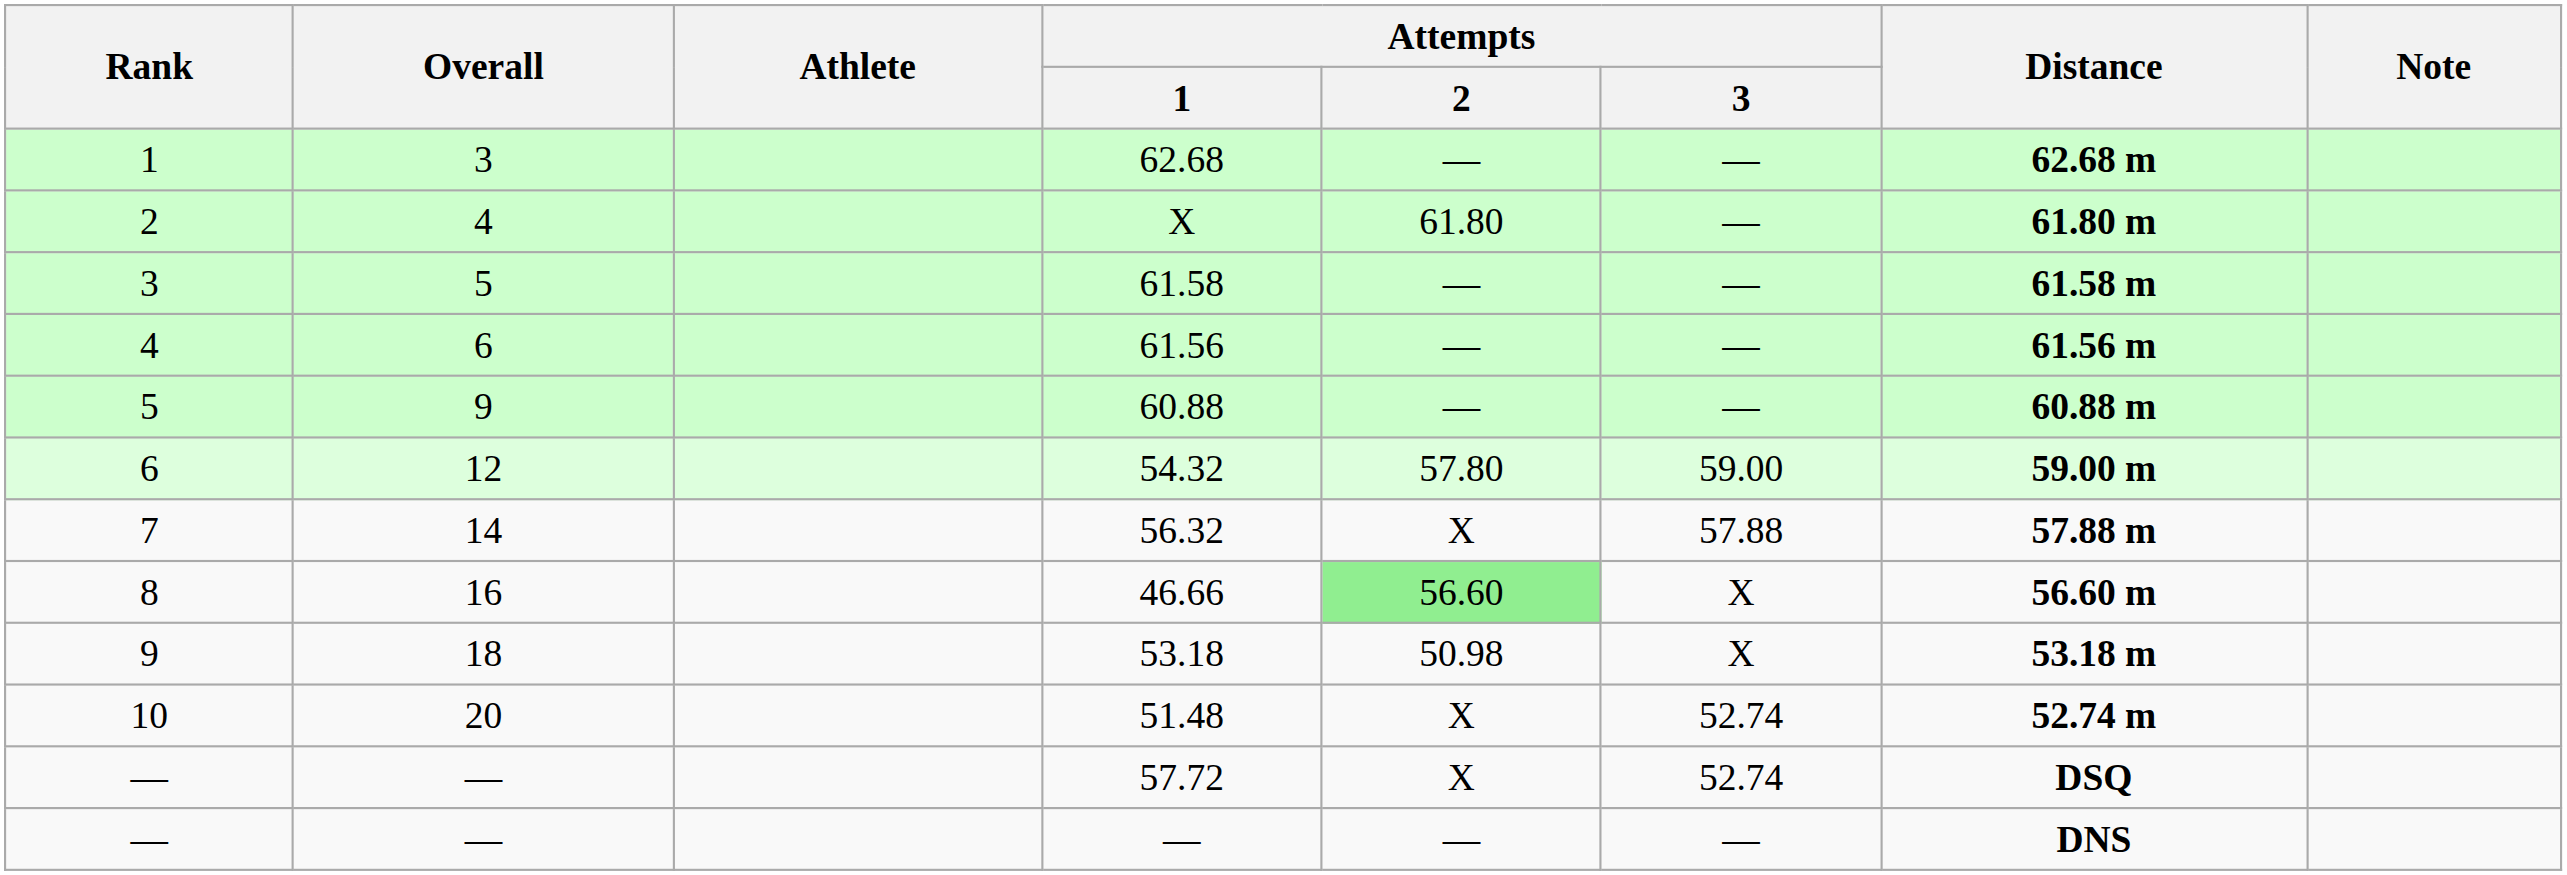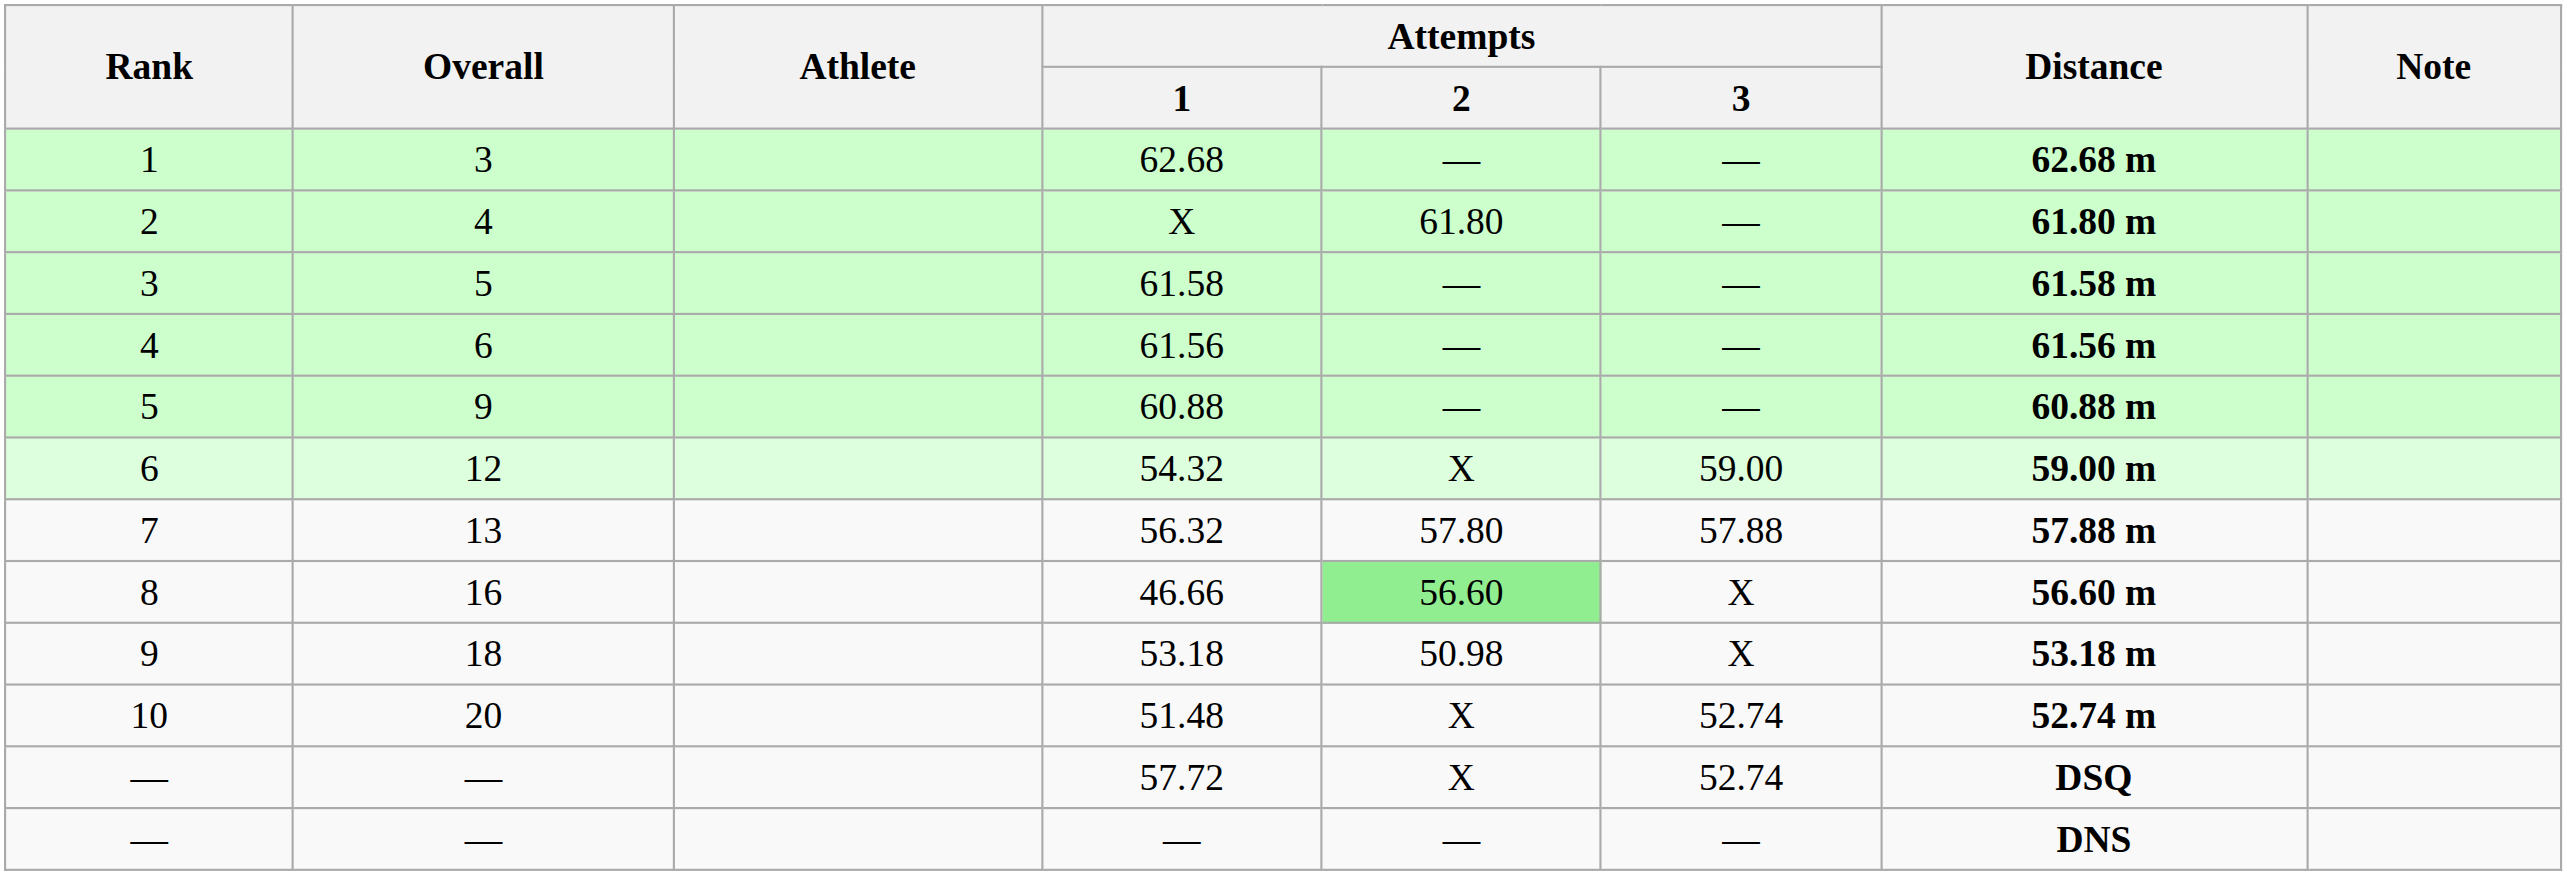(1461, 467) 57.80 -> (1461, 467) X
(483, 529) 14 -> (483, 529) 13
(1461, 529) X -> (1461, 529) 57.80
